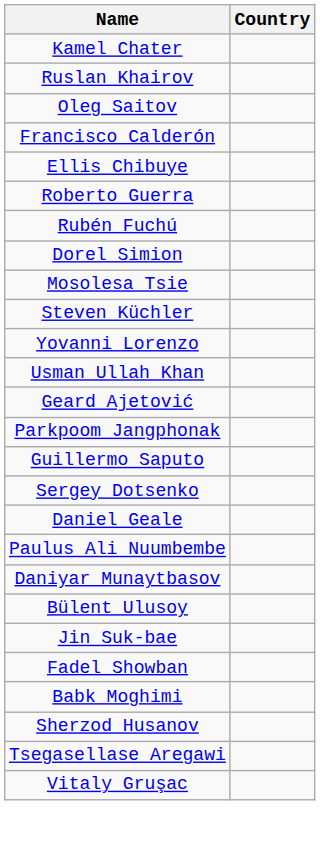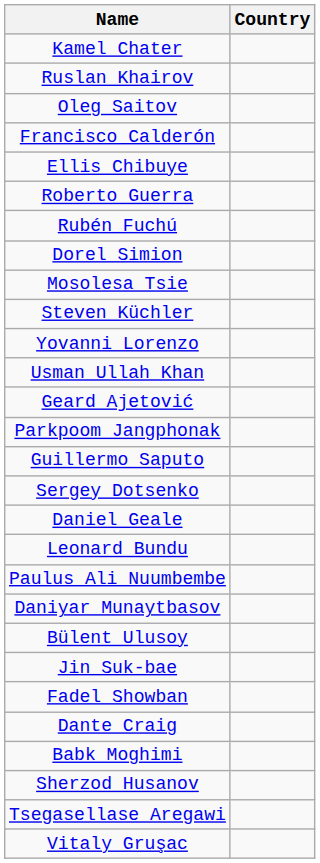+ row: (117, 550)
+ row: (117, 726)
